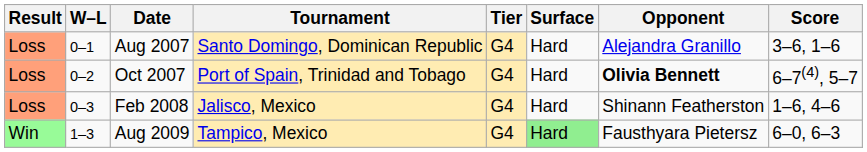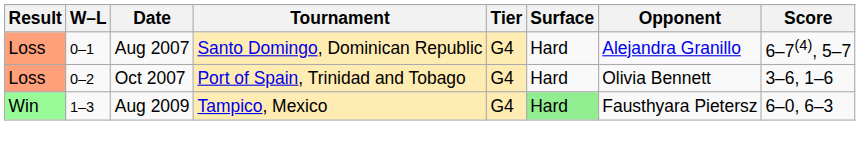(806, 45) 3–6, 1–6 -> (808, 48) 6–7(4), 5–7
(661, 75) bold -> (657, 78) normal
(815, 76) 6–7(4), 5–7 -> (799, 78) 3–6, 1–6
- row: (152, 106)
